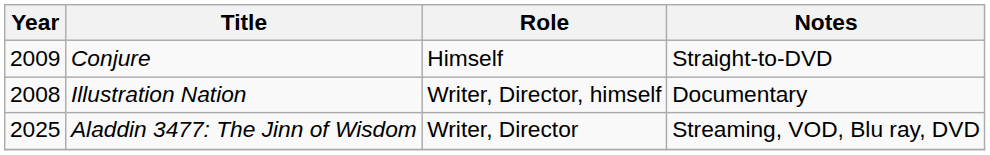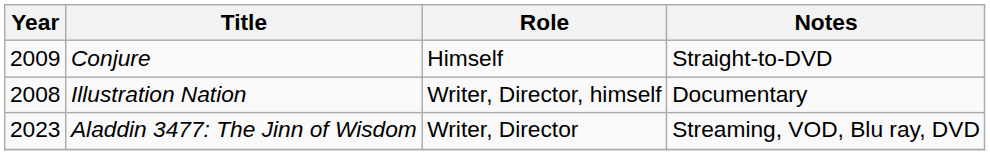(35, 130) 2025 -> (35, 130) 2023
